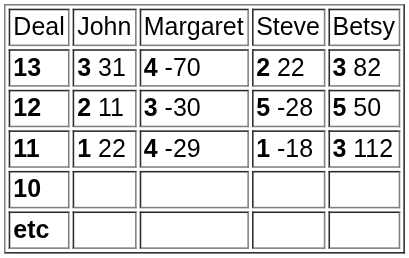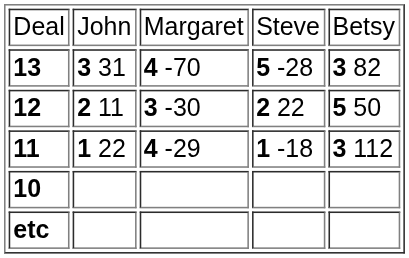(280, 67) 2 22 -> (285, 67) 5 -28
(285, 108) 5 -28 -> (280, 108) 2 22
